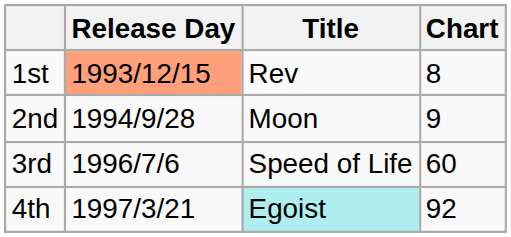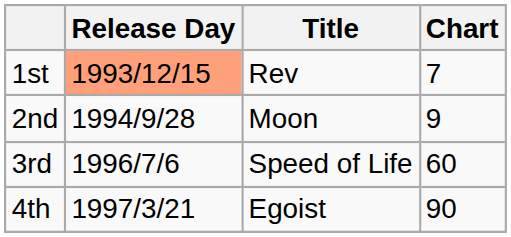(434, 73) 8 -> (434, 73) 7
(287, 209) paleturquoise background -> (287, 209) no background
(441, 209) 92 -> (441, 209) 90
